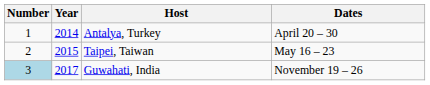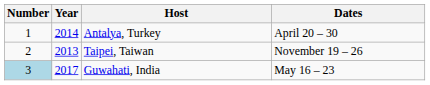(66, 51) 2015 -> (66, 51) 2013
(304, 51) May 16 – 23 -> (318, 51) November 19 – 26
(318, 70) November 19 – 26 -> (304, 70) May 16 – 23
